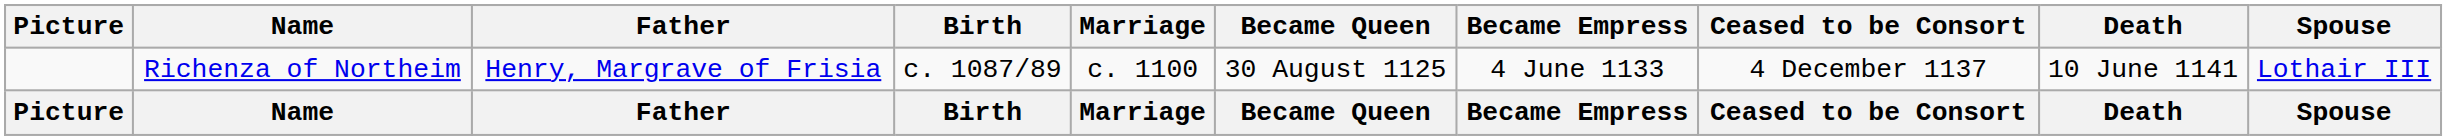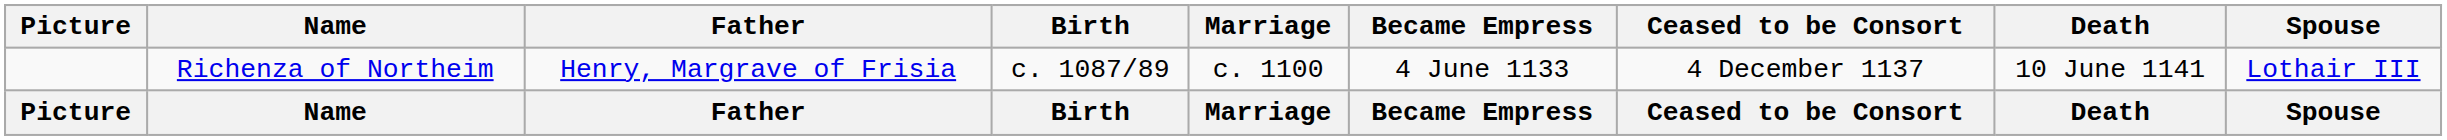- column: (1335, 27)
